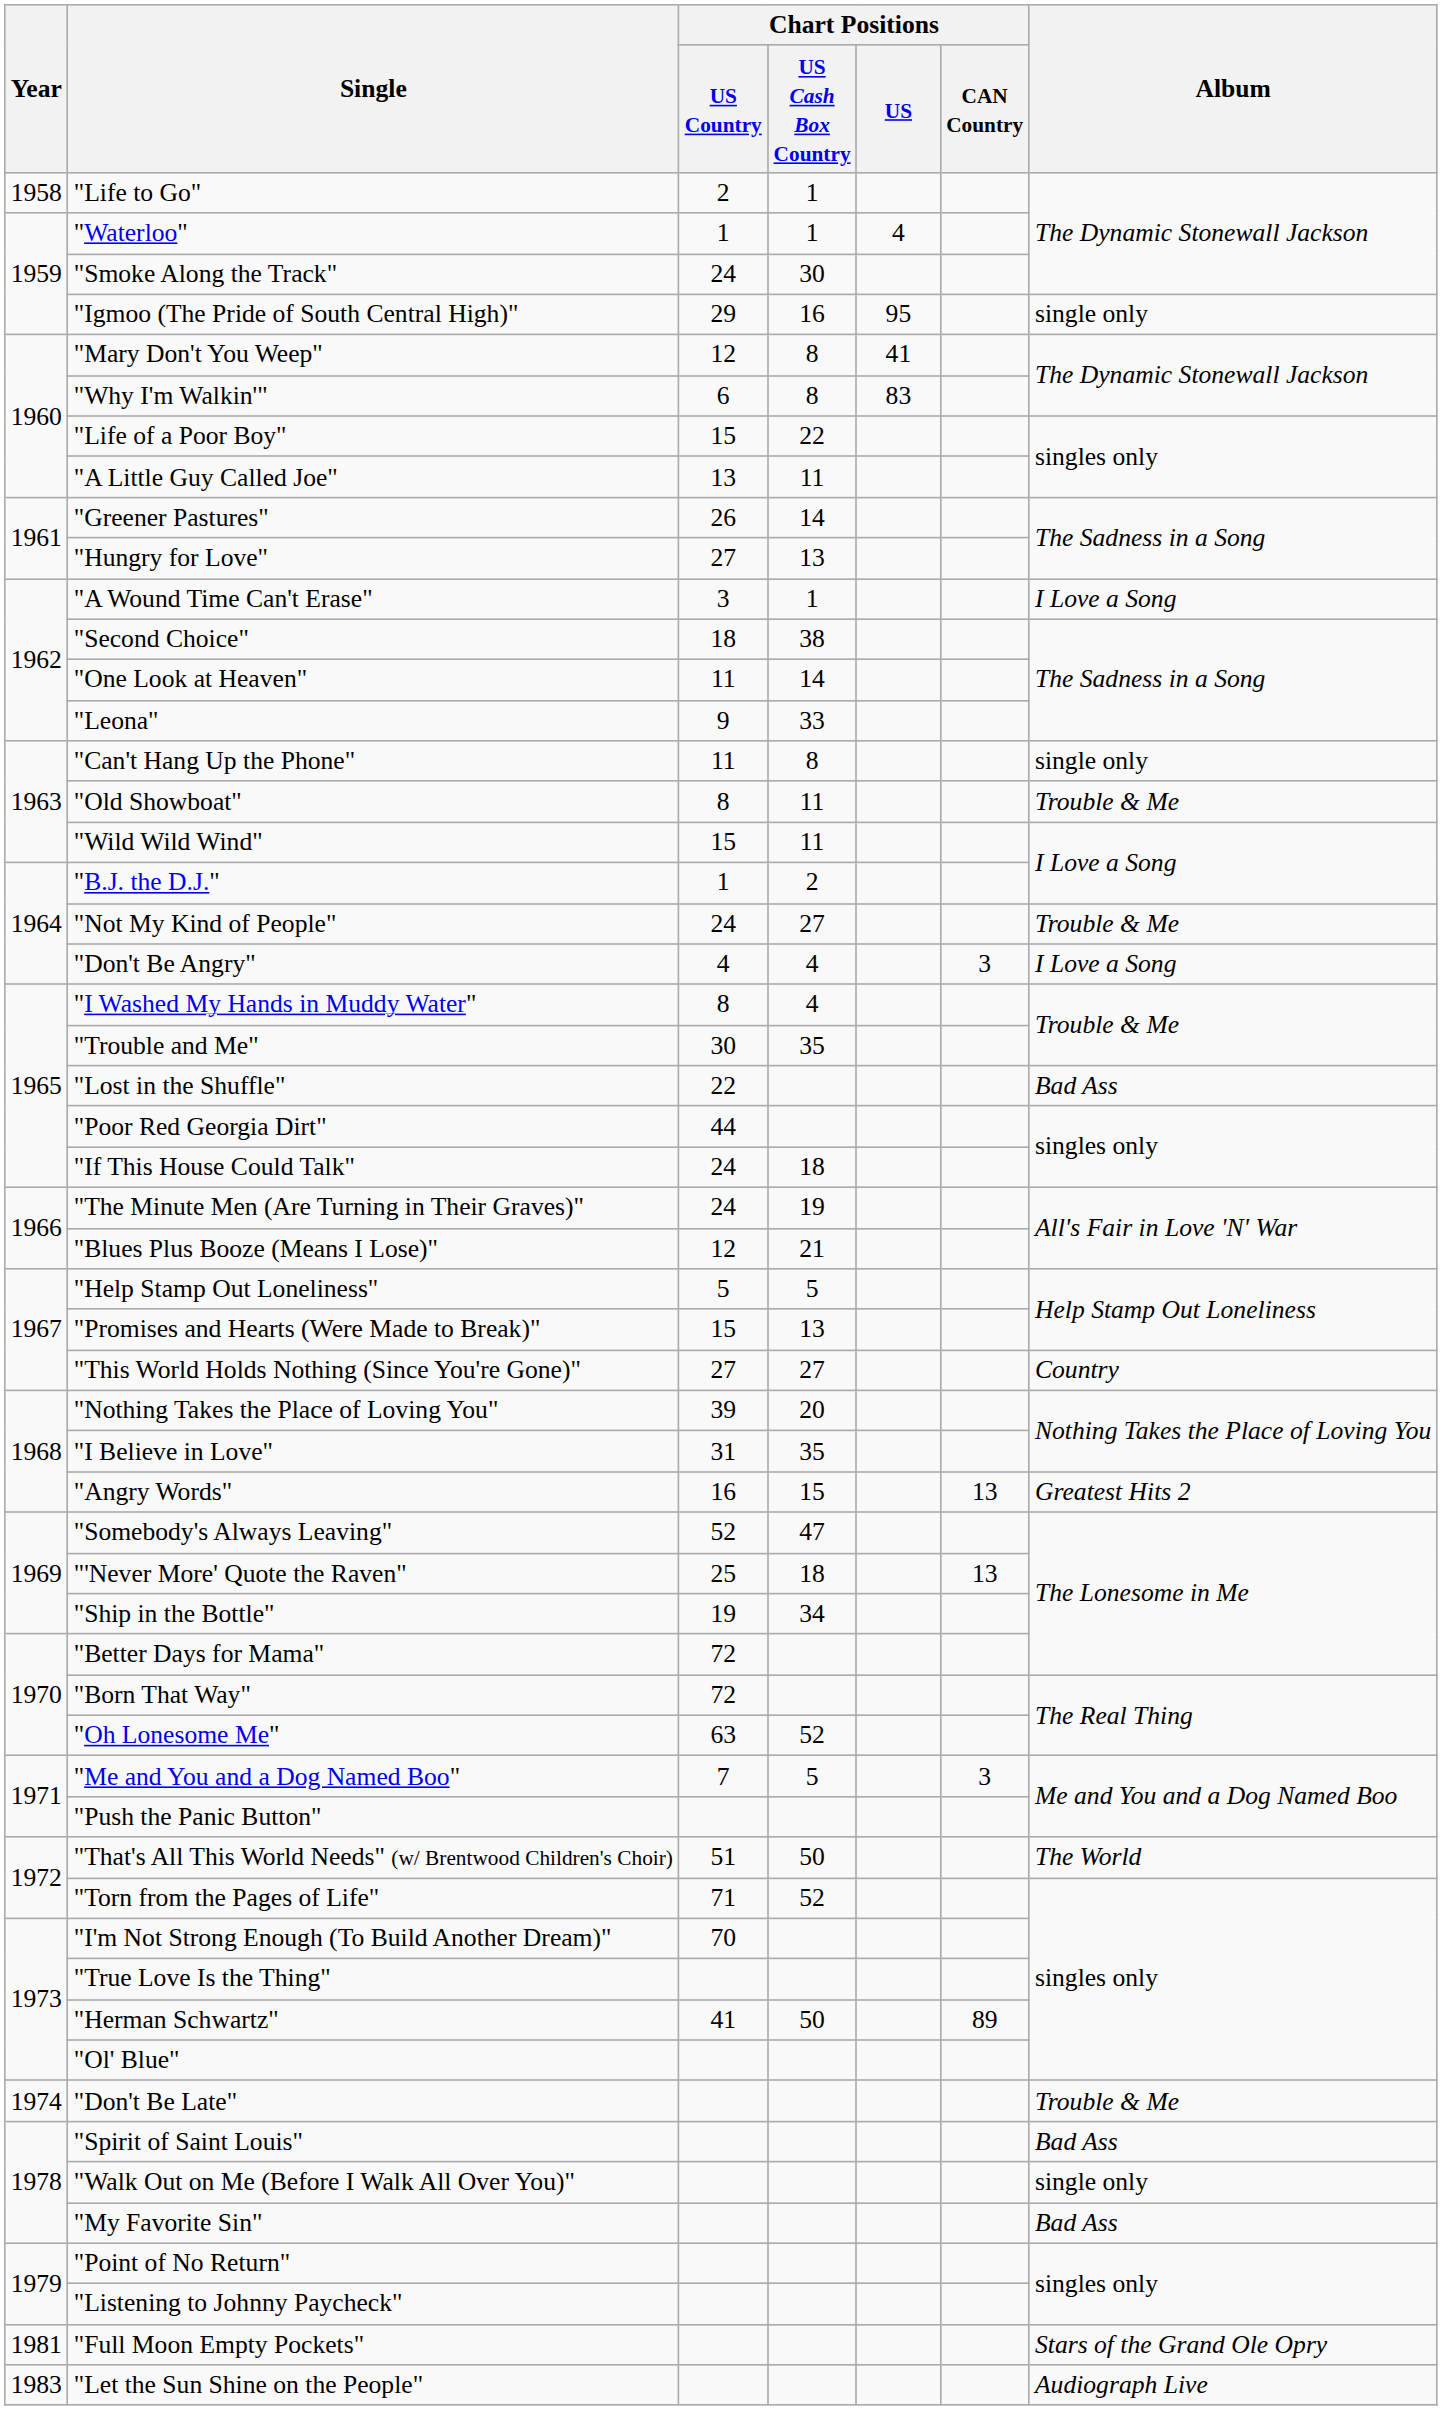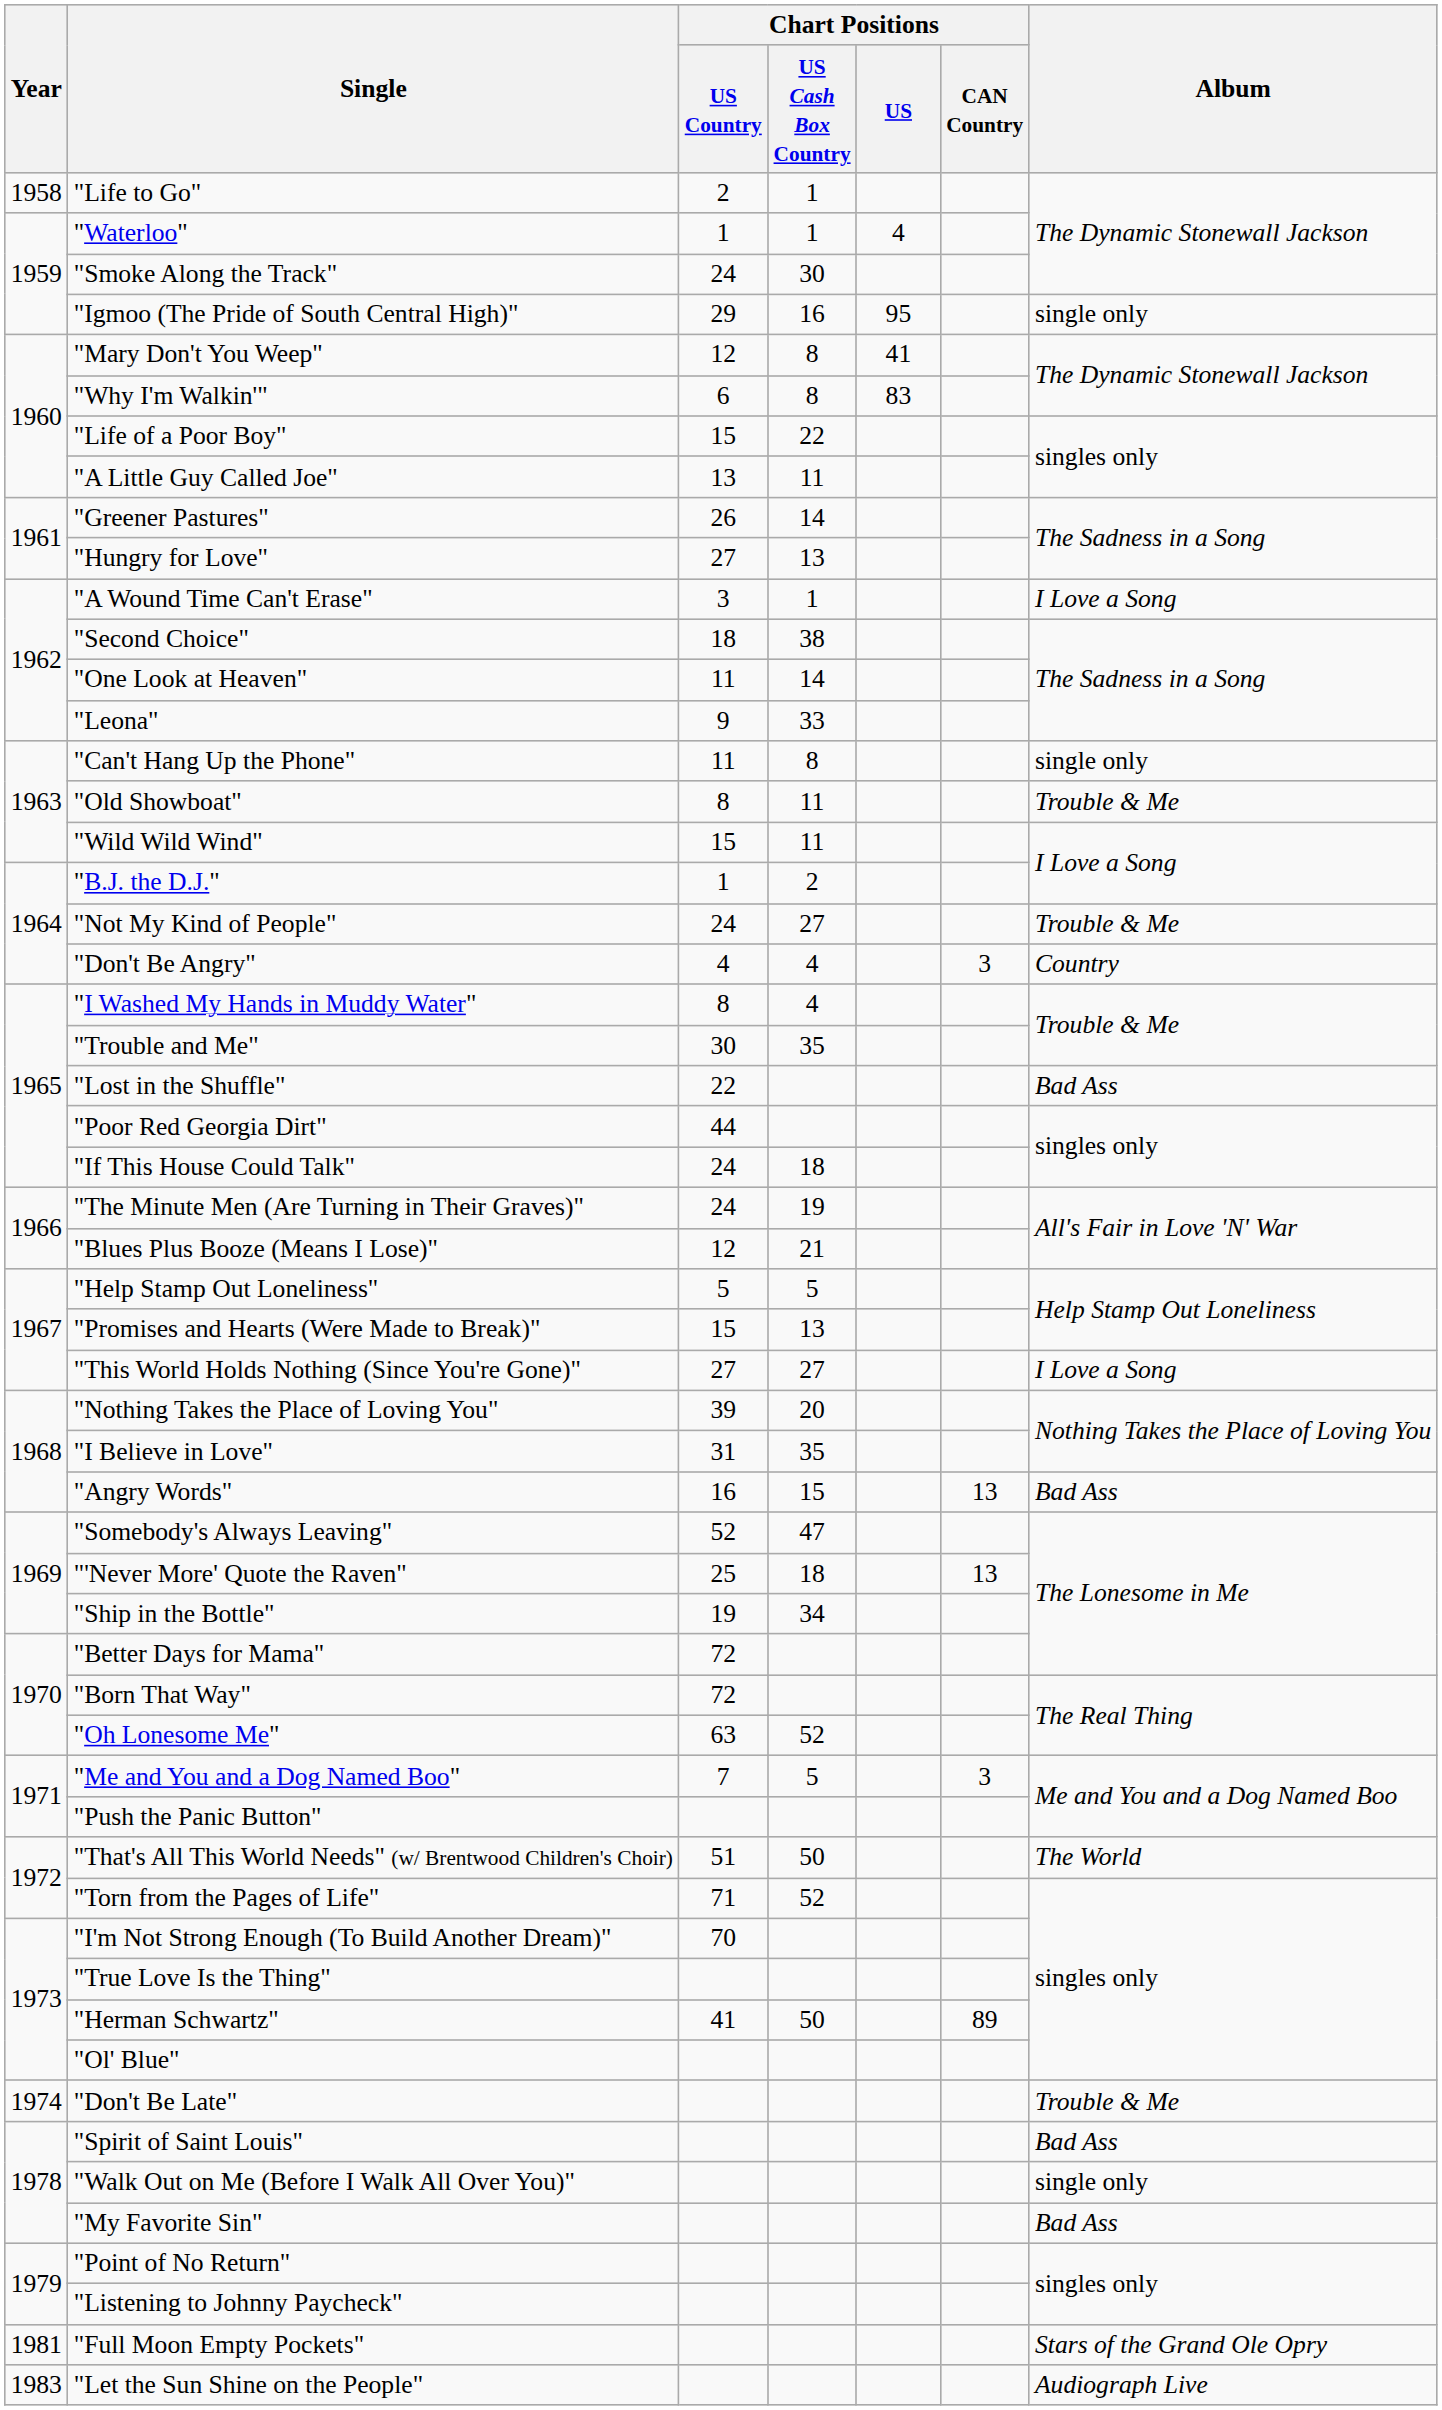(1106, 963) I Love a Song -> (1077, 963) Country
(1077, 1369) Country -> (1106, 1369) I Love a Song
(1113, 1491) Greatest Hits 2 -> (1076, 1491) Bad Ass
